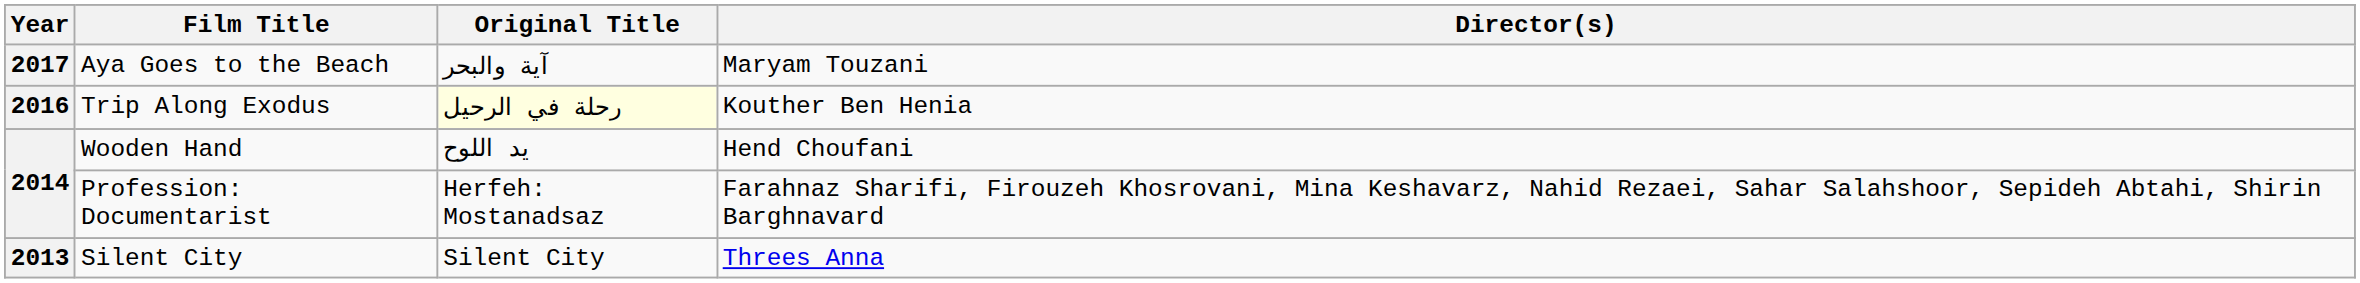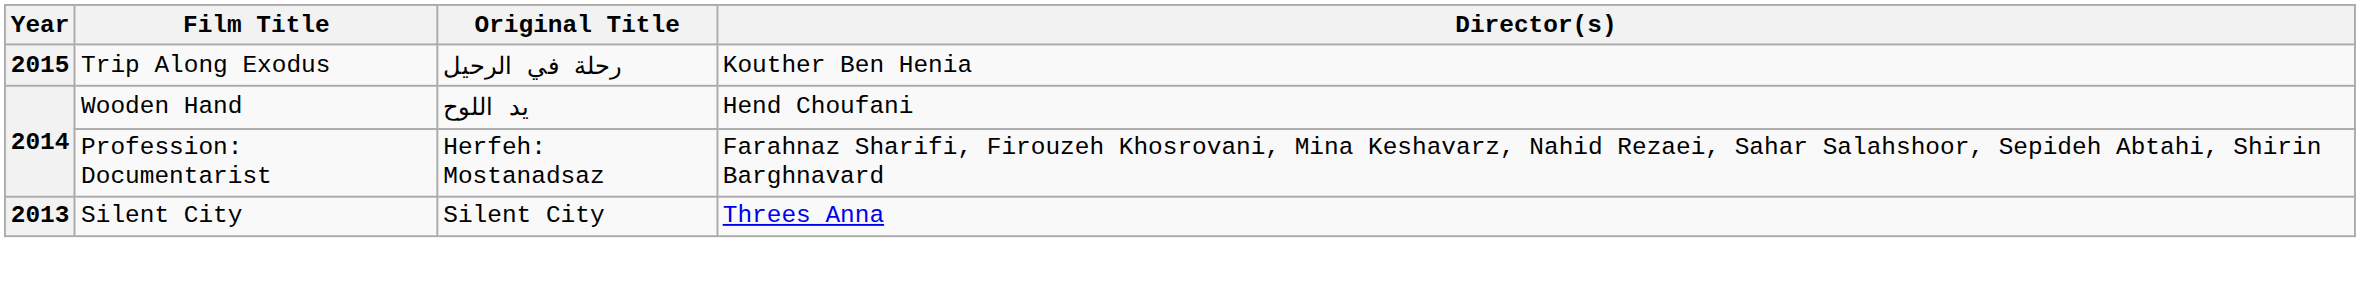- row: (235, 66)
(40, 107) 2016 -> (40, 66) 2015
(532, 108) lightyellow background -> (532, 67) no background
